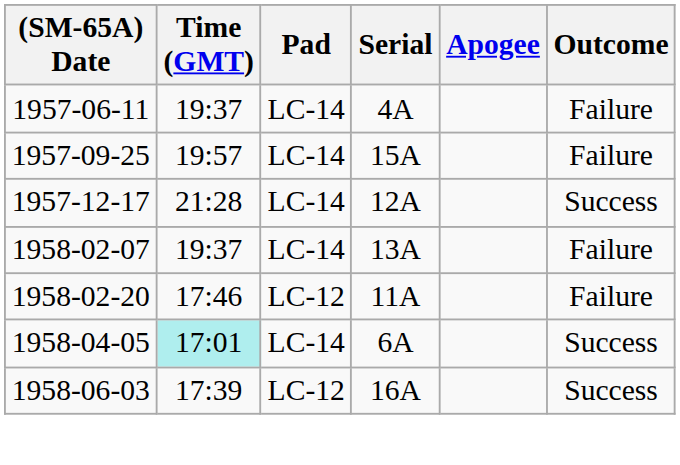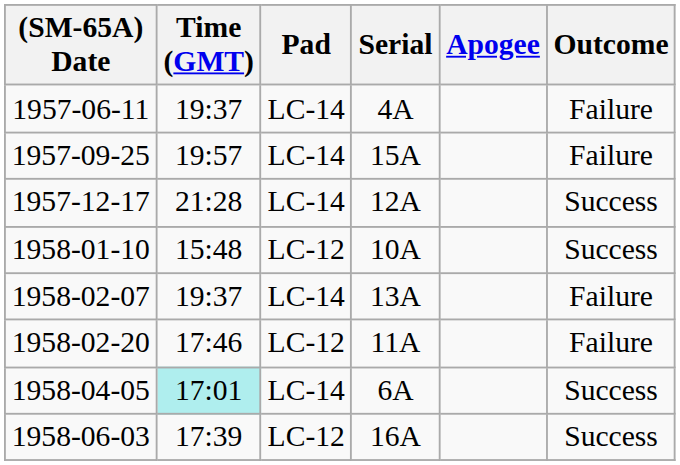+ row: (81, 249)
